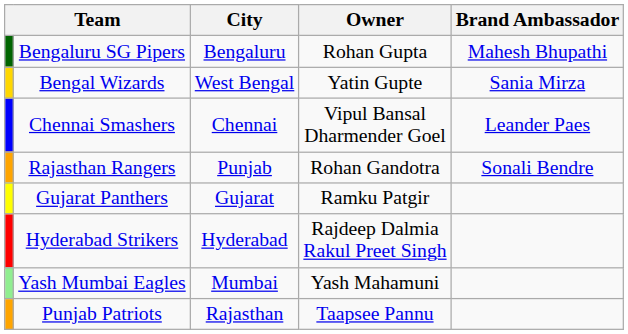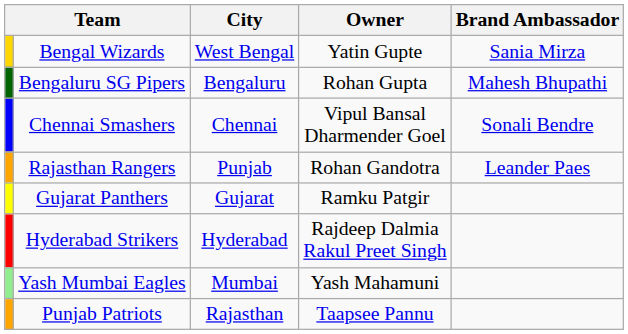rows swapped: (102, 82) <-> (102, 51)
(537, 124) Leander Paes -> (537, 124) Sonali Bendre
(537, 167) Sonali Bendre -> (537, 167) Leander Paes
